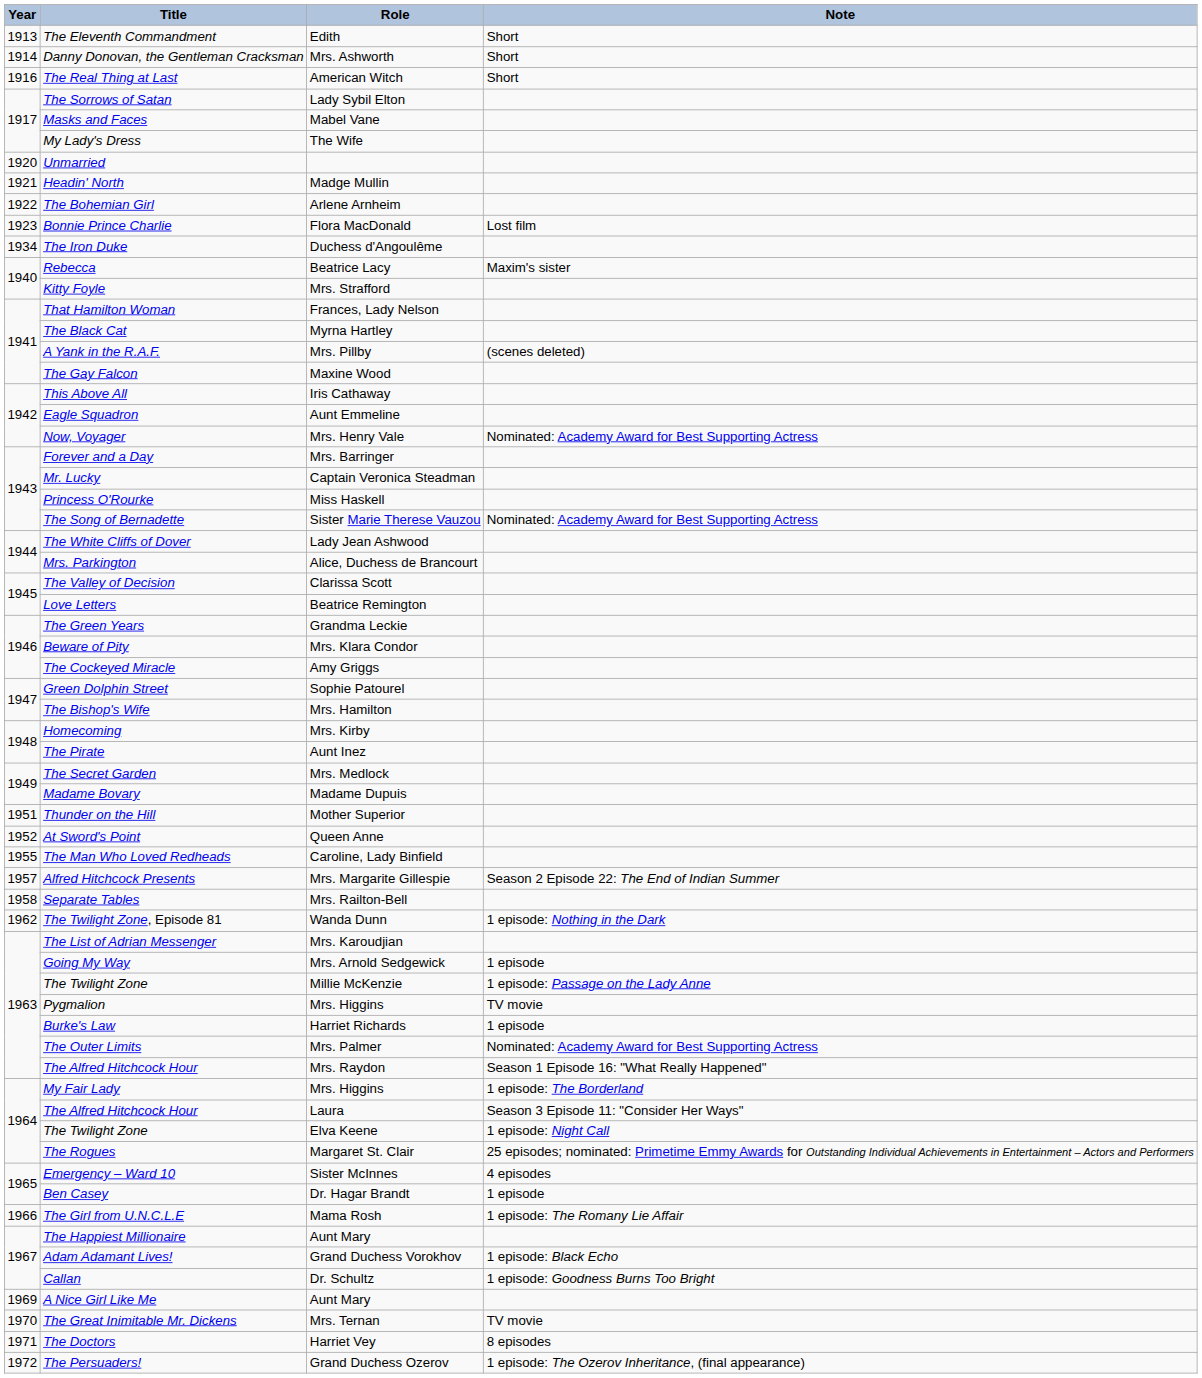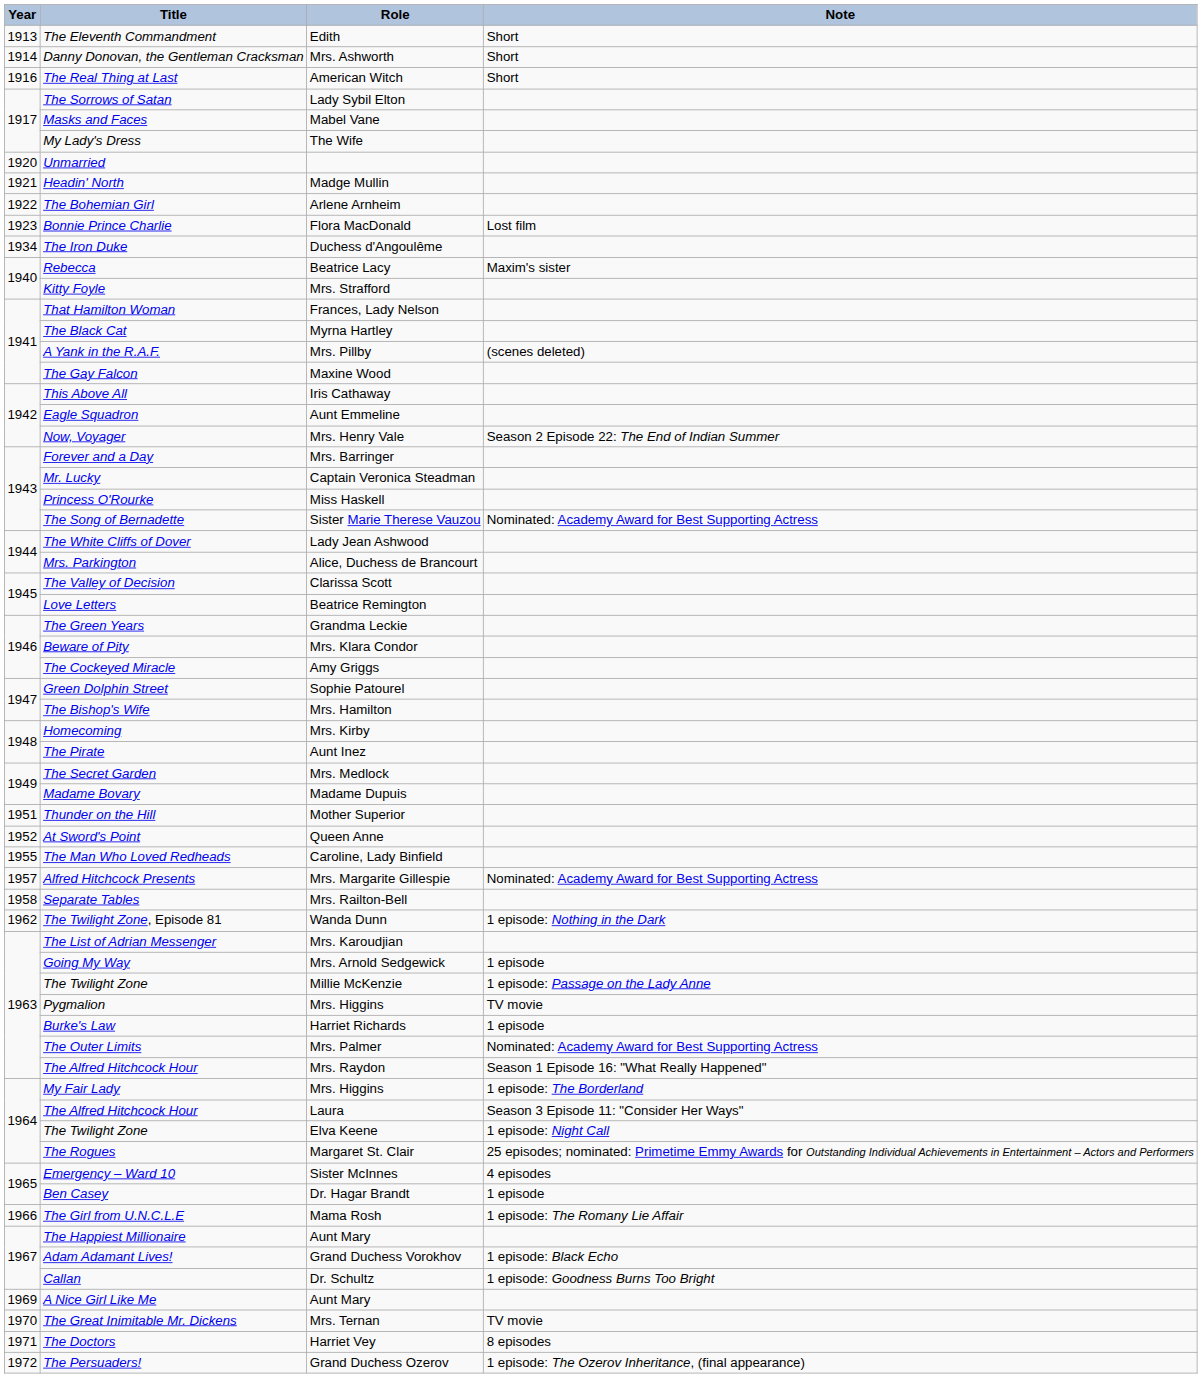(652, 436) Nominated: Academy Award for Best Supporting Actress -> (633, 436) Season 2 Episode 22: The End of Indian Summer
(633, 878) Season 2 Episode 22: The End of Indian Summer -> (652, 878) Nominated: Academy Award for Best Supporting Actress
